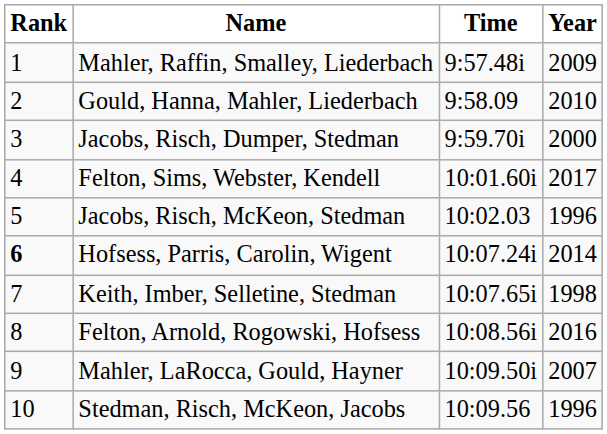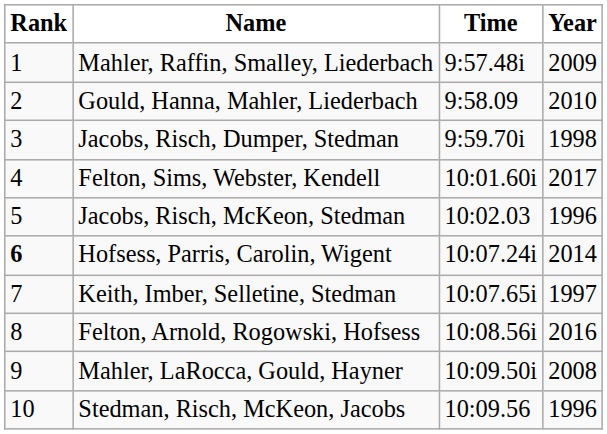(573, 139) 2000 -> (573, 139) 1998
(573, 293) 1998 -> (573, 293) 1997
(573, 370) 2007 -> (573, 370) 2008
